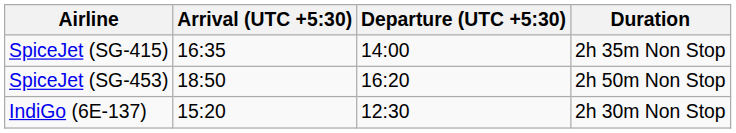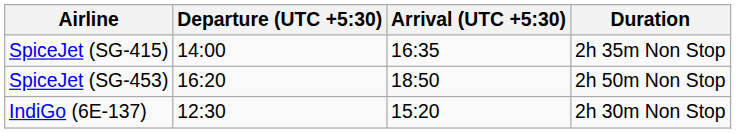columns swapped: (463, 19) <-> (265, 19)
